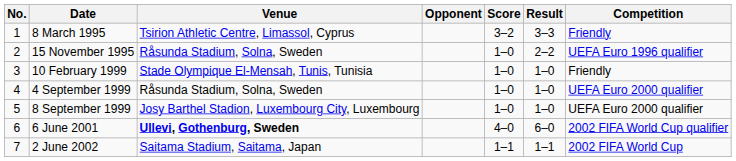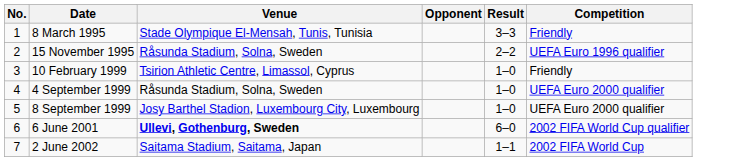- column: (504, 14)
(247, 33) Tsirion Athletic Centre, Limassol, Cyprus -> (256, 33) Stade Olympique El-Mensah, Tunis, Tunisia
(256, 71) Stade Olympique El-Mensah, Tunis, Tunisia -> (247, 71) Tsirion Athletic Centre, Limassol, Cyprus
